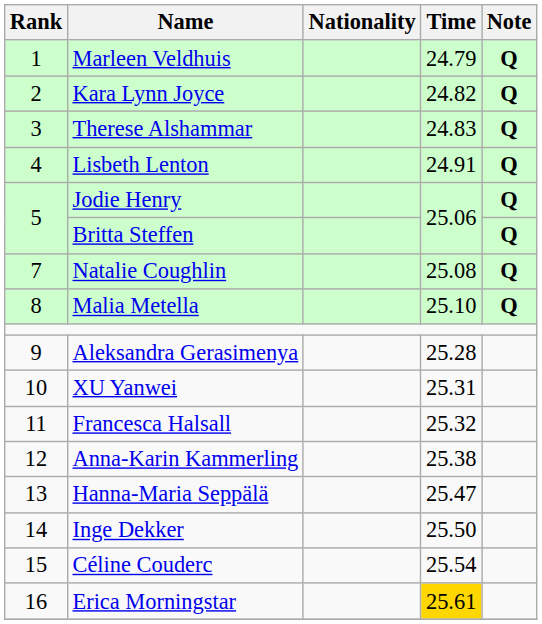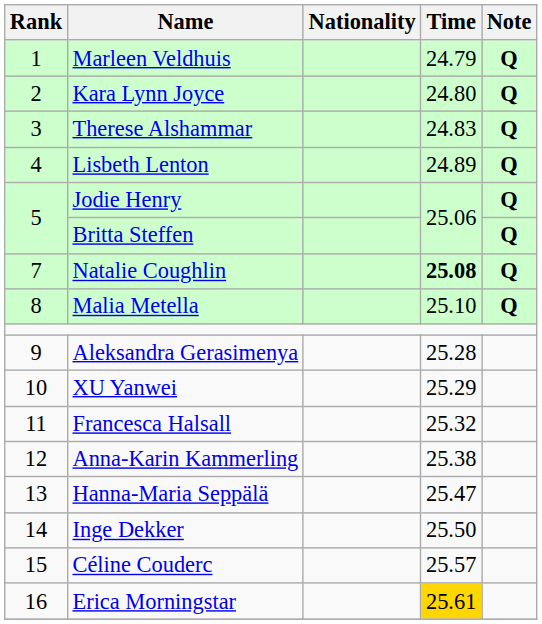(451, 93) 24.82 -> (451, 93) 24.80
(451, 164) 24.91 -> (451, 164) 24.89
(451, 270) normal -> (451, 270) bold
(451, 387) 25.31 -> (451, 387) 25.29
(451, 565) 25.54 -> (451, 565) 25.57
